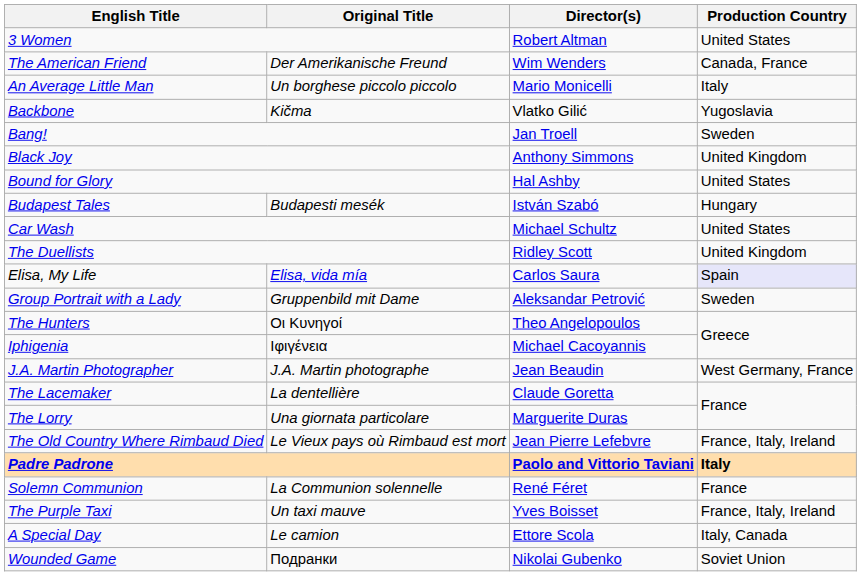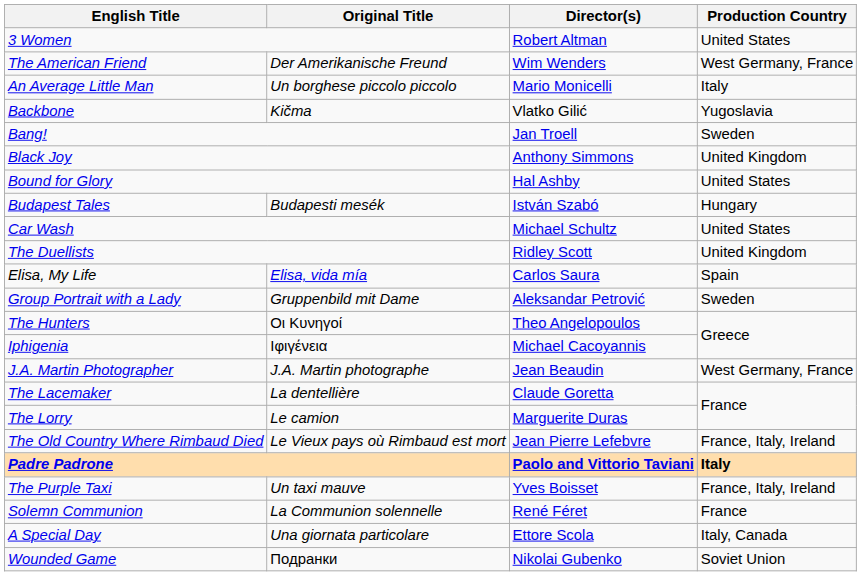(754, 63) Canada, France -> (777, 63) West Germany, France
(720, 275) lavender background -> (720, 275) no background
(350, 417) Una giornata particolare -> (305, 417) Le camion
rows swapped: (60, 511) <-> (75, 488)
(305, 535) Le camion -> (350, 535) Una giornata particolare
